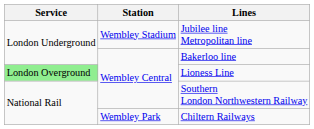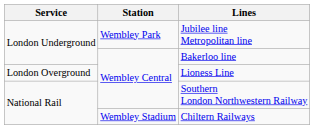(138, 34) Wembley Stadium -> (130, 34) Wembley Park
(49, 72) lightgreen background -> (49, 72) no background
(130, 116) Wembley Park -> (138, 116) Wembley Stadium
